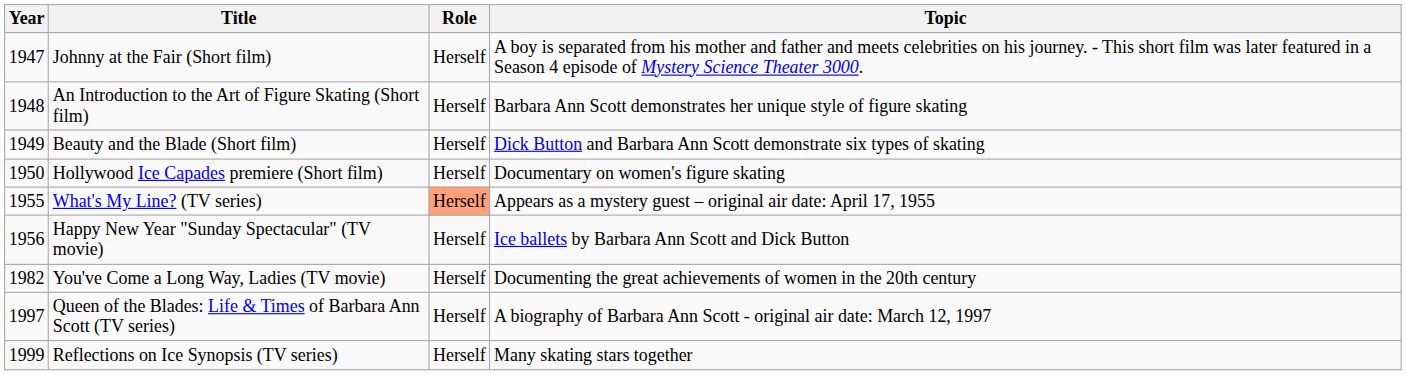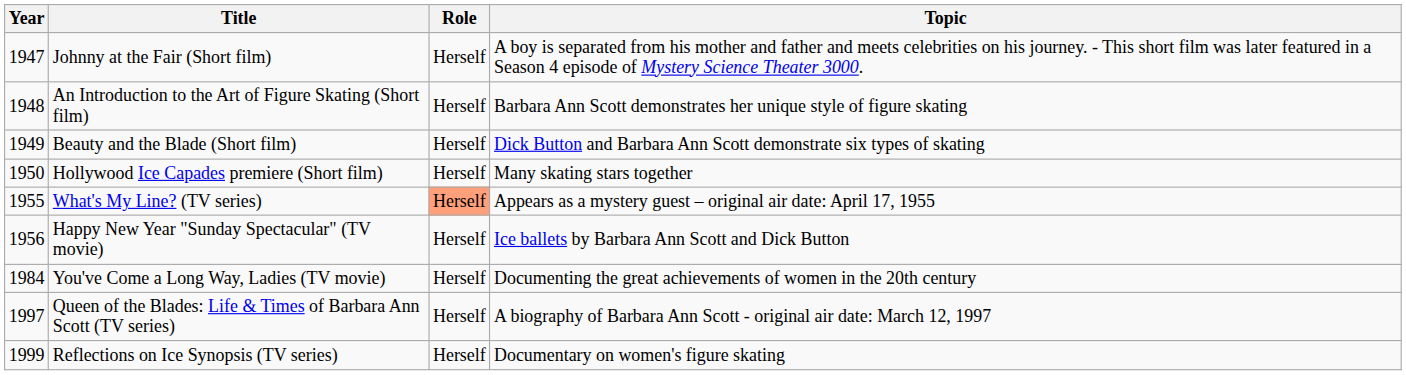(639, 172) Documentary on women's figure skating -> (593, 172) Many skating stars together
(27, 278) 1982 -> (27, 278) 1984
(593, 355) Many skating stars together -> (639, 355) Documentary on women's figure skating
